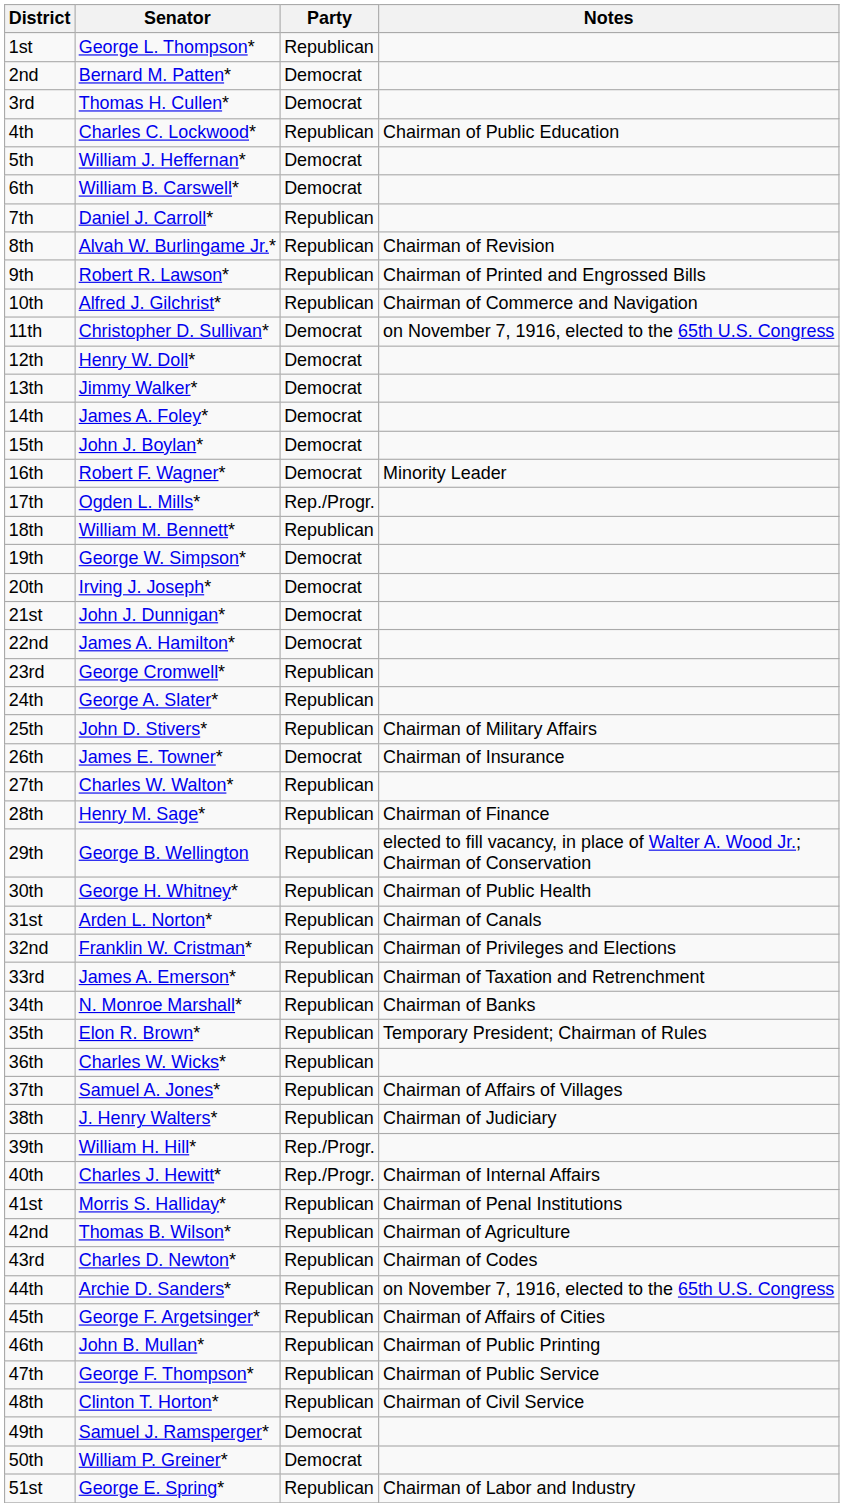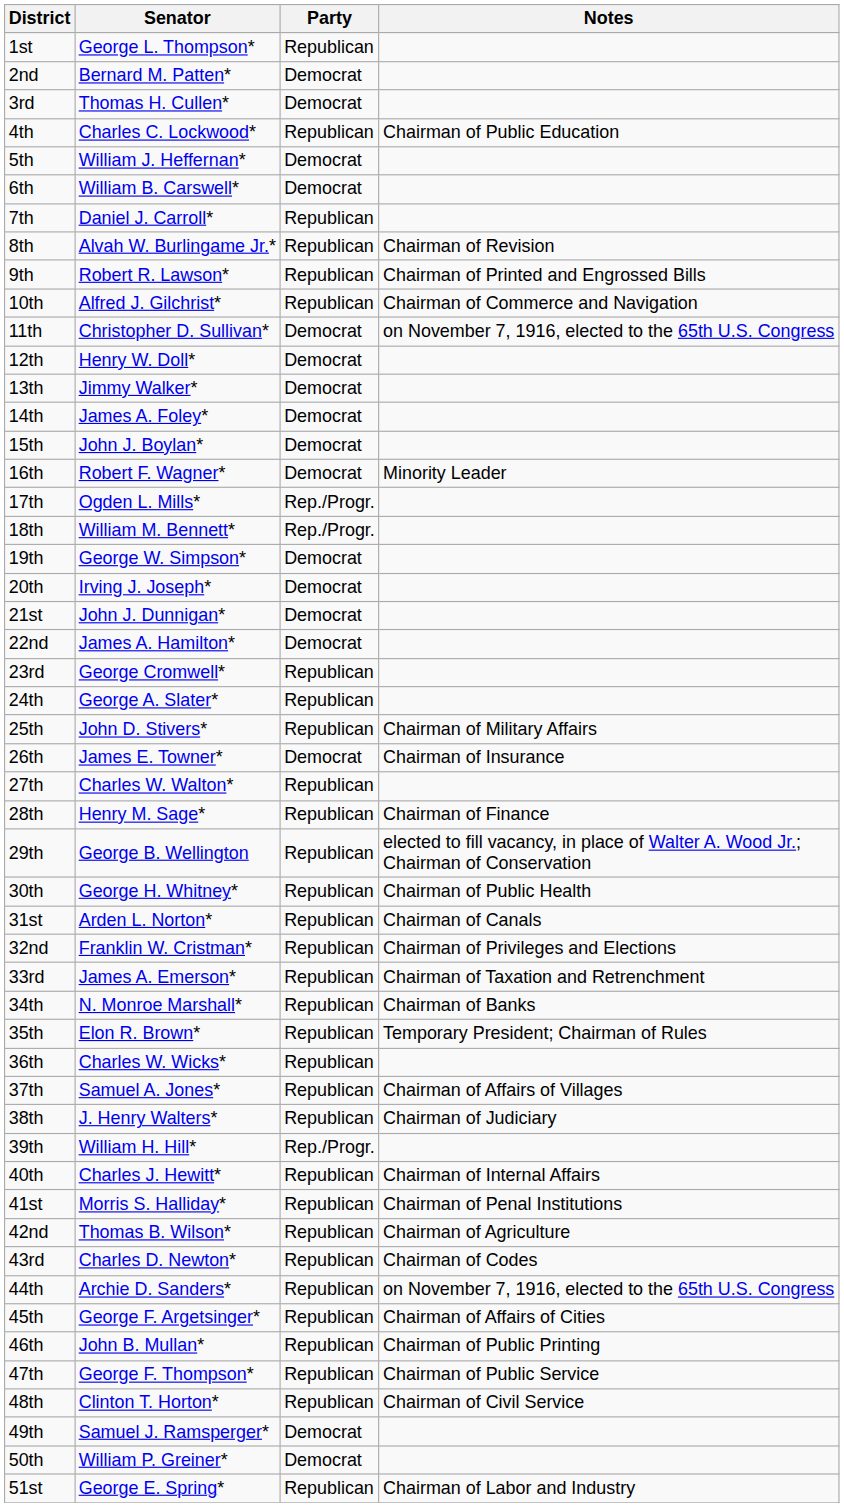(329, 530) Republican -> (329, 530) Rep./Progr.
(329, 1175) Rep./Progr. -> (329, 1175) Republican
